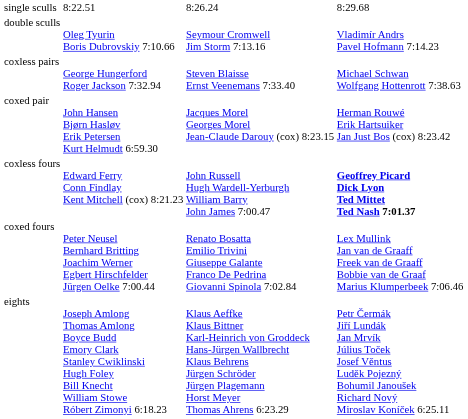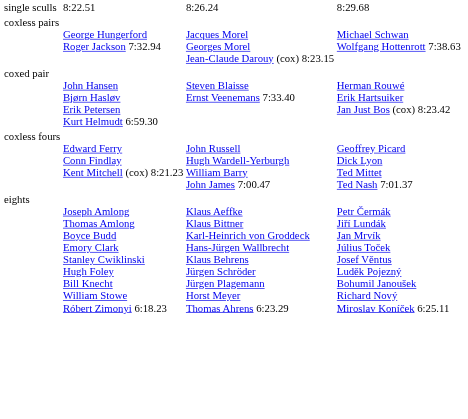- row: (32, 22)
(240, 79) Steven Blaisse Ernst Veenemans 7:33.40 -> (260, 47) Jacques Morel Georges Morel Jean-Claude Darouy (cox) 8:23.15
(260, 124) Jacques Morel Georges Morel Jean-Claude Darouy (cox) 8:23.15 -> (240, 91) Steven Blaisse Ernst Veenemans 7:33.40
(376, 193) bold -> (375, 166) normal
- row: (29, 226)
